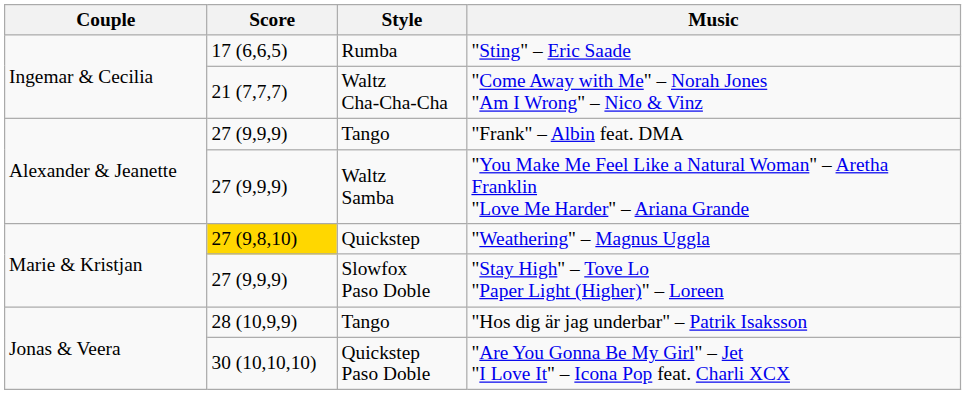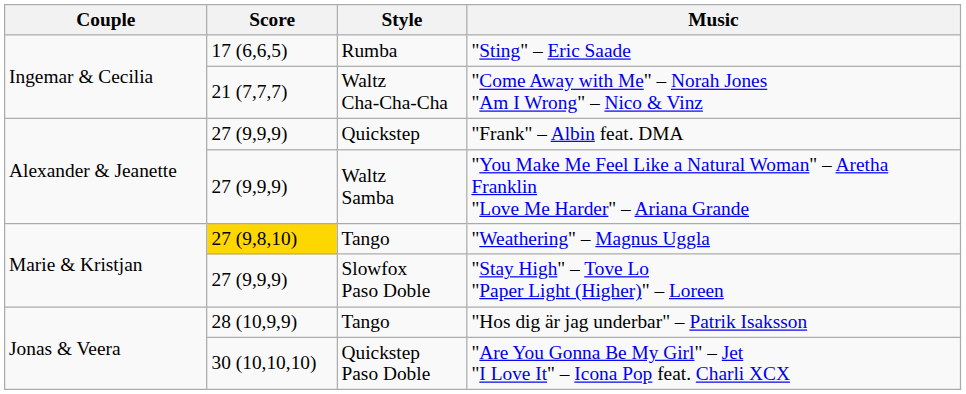(366, 133) Tango -> (381, 133) Quickstep
(381, 238) Quickstep -> (366, 238) Tango
